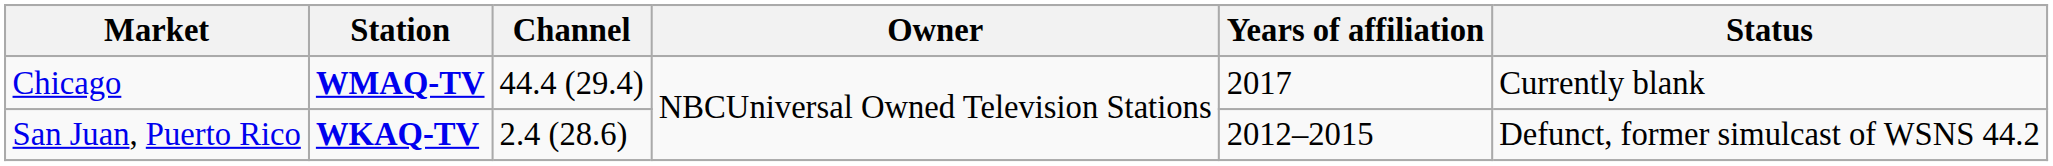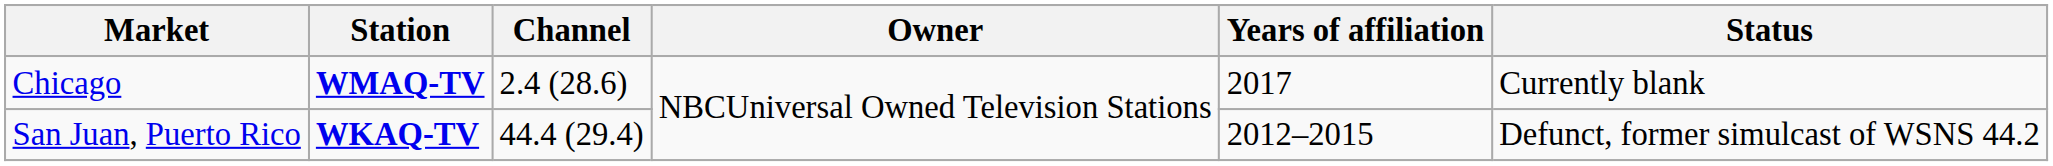(572, 82) 44.4 (29.4) -> (563, 82) 2.4 (28.6)
(563, 133) 2.4 (28.6) -> (572, 133) 44.4 (29.4)
